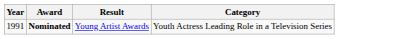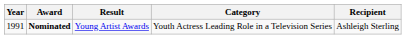+ column: (368, 12)
